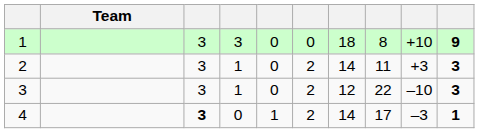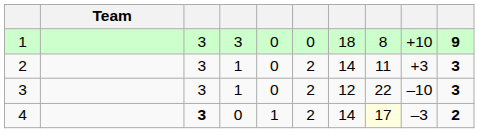(383, 115) no background -> (383, 115) lightyellow background
(456, 115) 1 -> (456, 115) 2
